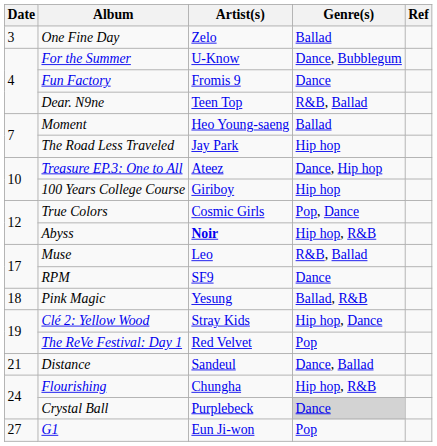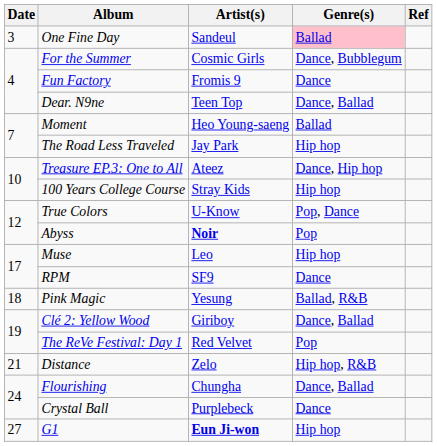(204, 37) Zelo -> (214, 37) Sandeul
(314, 37) no background -> (314, 37) pink background
(215, 59) U-Know -> (228, 59) Cosmic Girls
(332, 102) R&B, Ballad -> (335, 102) Dance, Ballad
(213, 189) Giriboy -> (221, 189) Stray Kids
(228, 211) Cosmic Girls -> (215, 211) U-Know
(336, 233) Hip hop, R&B -> (306, 233) Pop
(332, 255) R&B, Ballad -> (318, 255) Hip hop
(221, 320) Stray Kids -> (213, 320) Giriboy
(339, 320) Hip hop, Dance -> (335, 320) Dance, Ballad
(214, 364) Sandeul -> (204, 364) Zelo
(335, 364) Dance, Ballad -> (336, 364) Hip hop, R&B
(336, 386) Hip hop, R&B -> (335, 386) Dance, Ballad
(313, 408) lightgrey background -> (313, 408) no background
(223, 430) normal -> (225, 430) bold
(306, 430) Pop -> (318, 430) Hip hop
